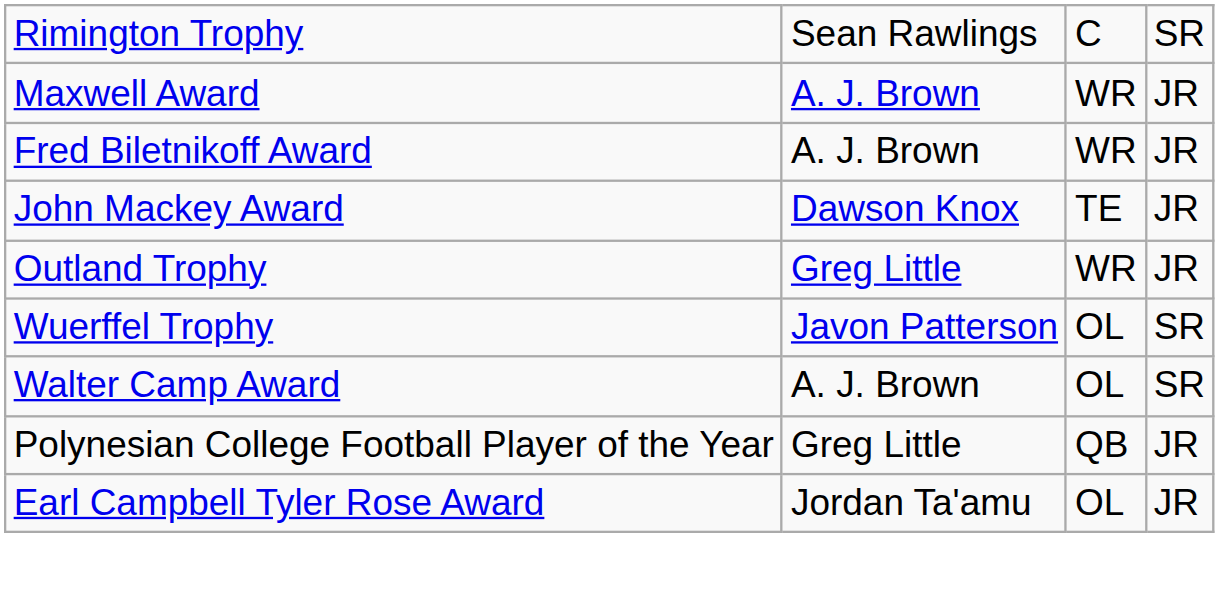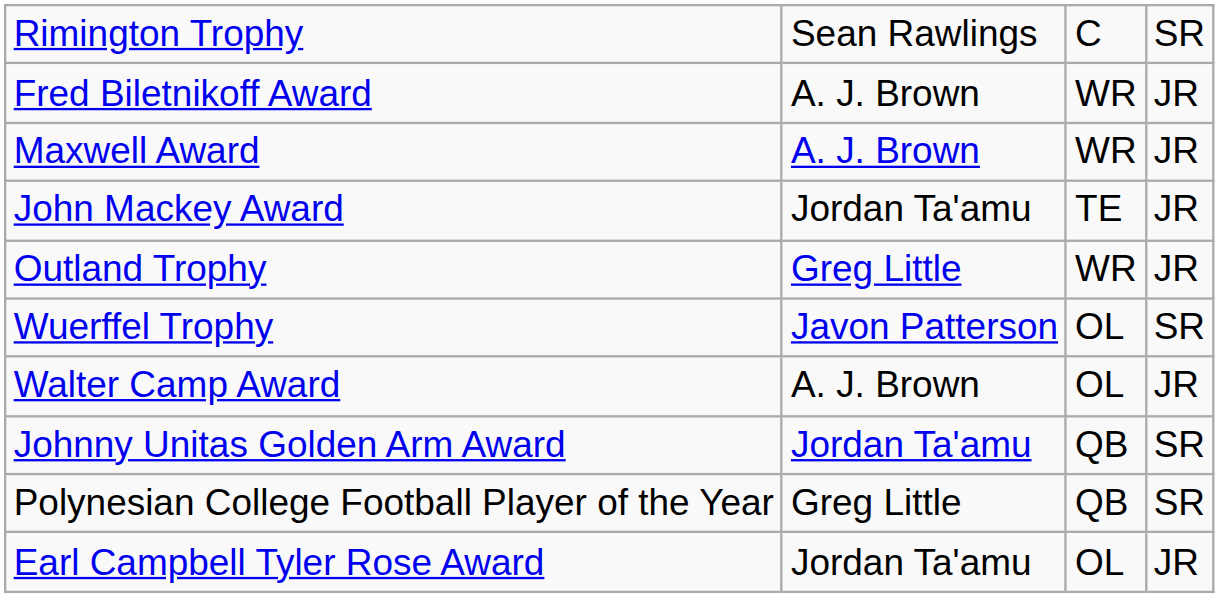rows swapped: (137, 92) <-> (193, 151)
(905, 209) Dawson Knox -> (911, 209) Jordan Ta'amu
(1179, 385) SR -> (1176, 385) JR
+ row: (290, 444)
(1176, 444) JR -> (1179, 502) SR
